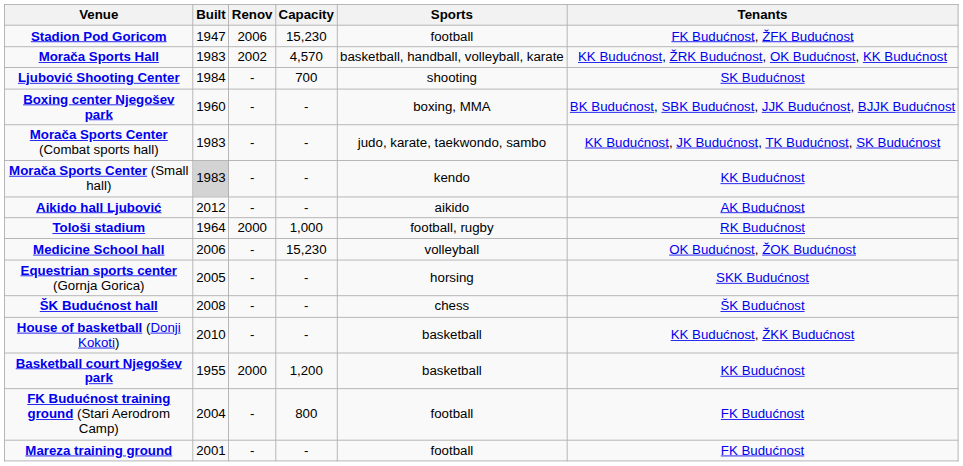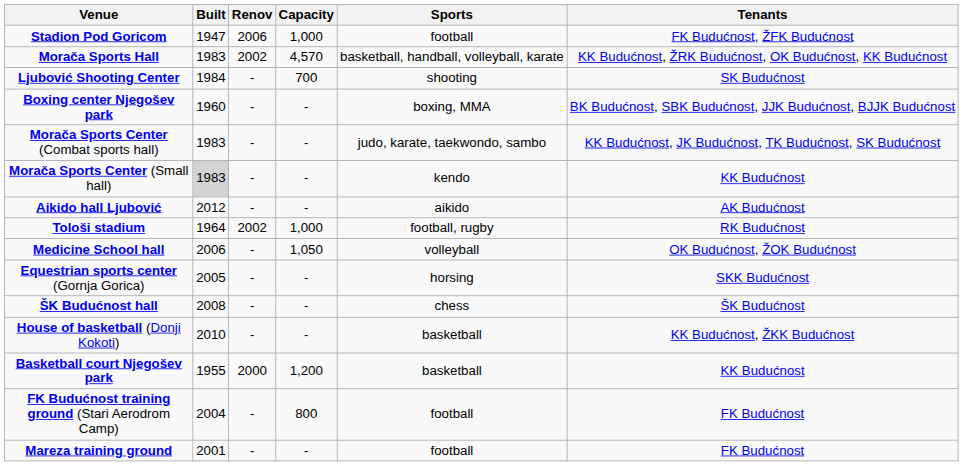(306, 36) 15,230 -> (306, 36) 1,000
(252, 228) 2000 -> (252, 228) 2002
(306, 249) 15,230 -> (306, 249) 1,050
